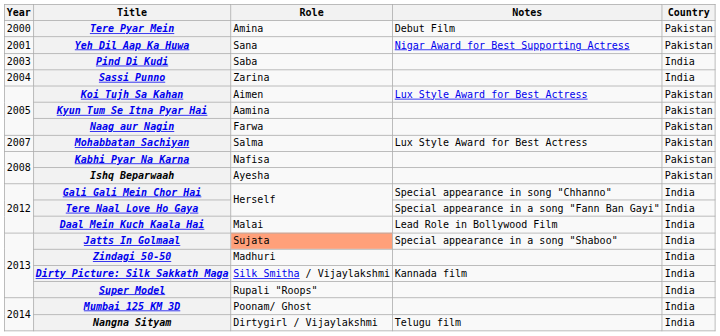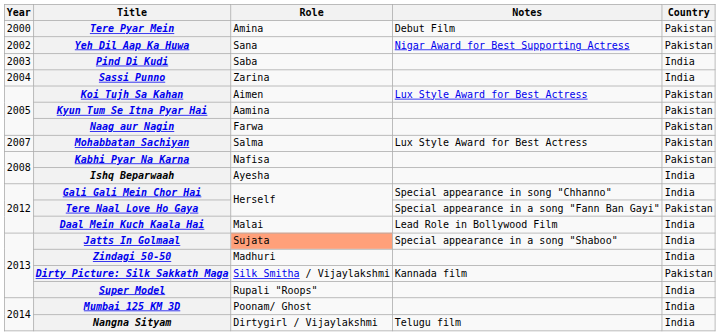(19, 45) 2001 -> (19, 45) 2002
(689, 176) Pakistan -> (680, 176) India
(680, 208) India -> (689, 208) Pakistan
(680, 274) India -> (689, 274) Pakistan
